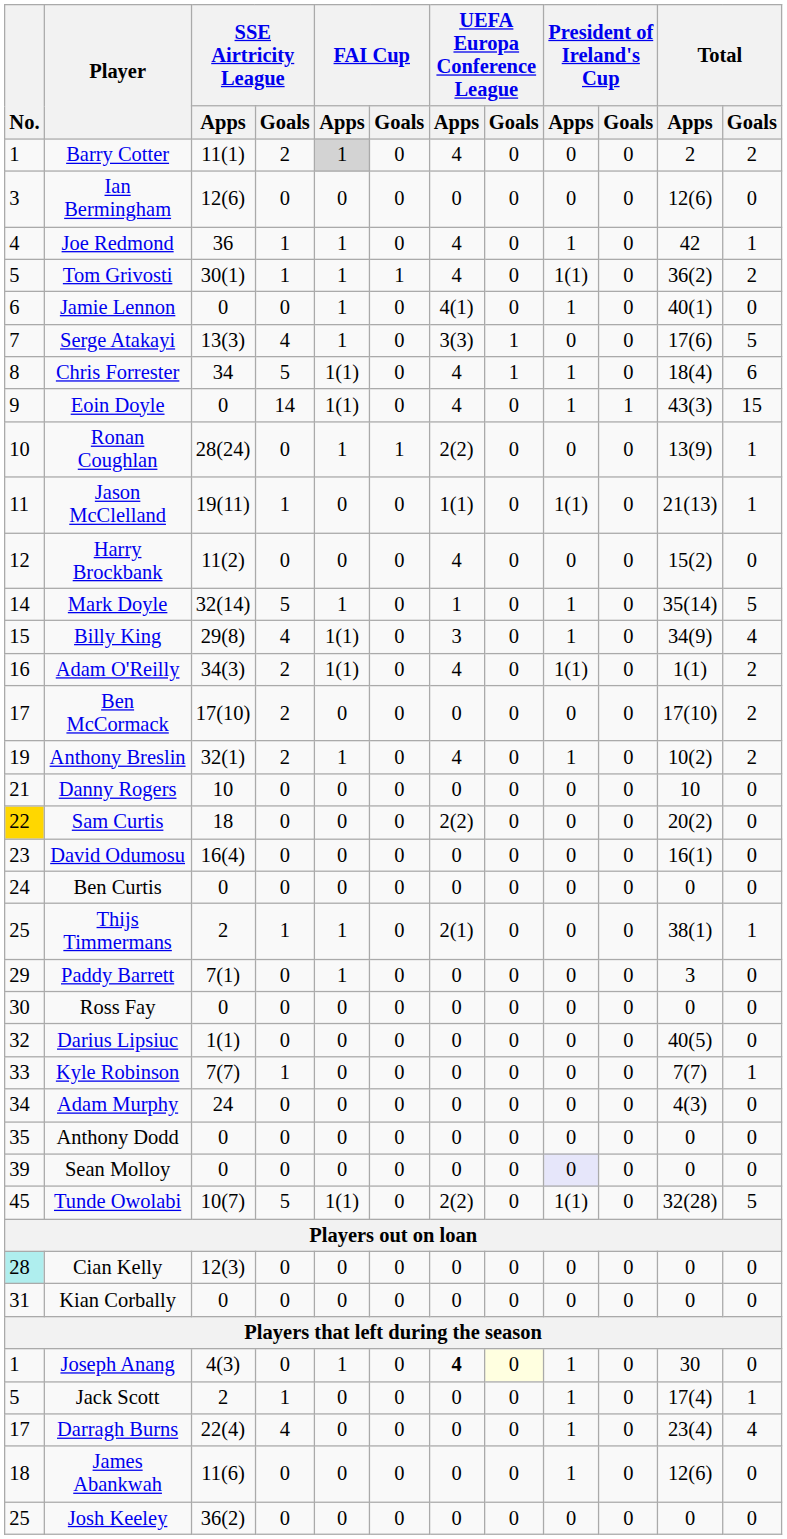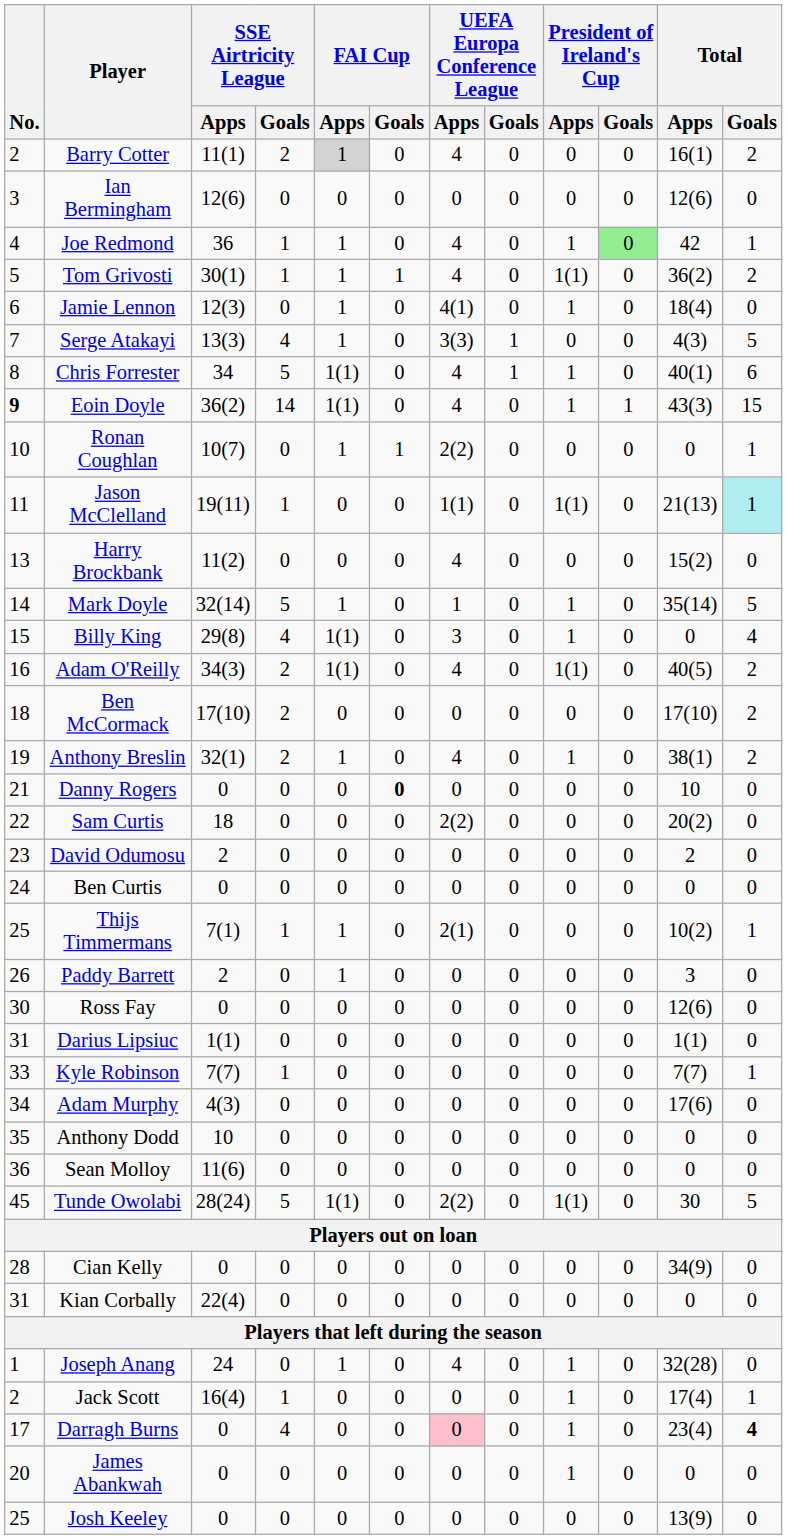(14, 154) 1 -> (14, 154) 2
(690, 154) 2 -> (690, 154) 16(1)
(628, 242) no background -> (628, 242) lightgreen background
(223, 307) 0 -> (223, 307) 12(3)
(690, 307) 40(1) -> (690, 307) 18(4)
(690, 340) 17(6) -> (690, 340) 4(3)
(690, 372) 18(4) -> (690, 372) 40(1)
(14, 405) normal -> (14, 405) bold
(223, 405) 0 -> (223, 405) 36(2)
(223, 449) 28(24) -> (223, 449) 10(7)
(690, 449) 13(9) -> (690, 449) 0
(752, 504) no background -> (752, 504) paleturquoise background
(20, 560) 12 -> (20, 560) 13
(690, 636) 34(9) -> (690, 636) 0
(690, 669) 1(1) -> (690, 669) 40(5)
(20, 713) 17 -> (20, 713) 18
(690, 757) 10(2) -> (690, 757) 38(1)
(223, 789) 10 -> (223, 789) 0
(399, 789) normal -> (399, 789) bold
(20, 822) gold background -> (20, 822) no background
(223, 854) 16(4) -> (223, 854) 2
(690, 854) 16(1) -> (690, 854) 2
(223, 931) 2 -> (223, 931) 7(1)
(690, 931) 38(1) -> (690, 931) 10(2)
(20, 975) 29 -> (20, 975) 26
(223, 975) 7(1) -> (223, 975) 2
(690, 1007) 0 -> (690, 1007) 12(6)
(20, 1040) 32 -> (20, 1040) 31
(690, 1040) 40(5) -> (690, 1040) 1(1)
(223, 1105) 24 -> (223, 1105) 4(3)
(690, 1105) 4(3) -> (690, 1105) 17(6)
(223, 1137) 0 -> (223, 1137) 10
(20, 1170) 39 -> (20, 1170) 36
(223, 1170) 0 -> (223, 1170) 11(6)
(571, 1170) lavender background -> (571, 1170) no background
(223, 1202) 10(7) -> (223, 1202) 28(24)
(690, 1202) 32(28) -> (690, 1202) 30
(20, 1267) paleturquoise background -> (20, 1267) no background
(223, 1267) 12(3) -> (223, 1267) 0
(690, 1267) 0 -> (690, 1267) 34(9)
(223, 1299) 0 -> (223, 1299) 22(4)
(223, 1364) 4(3) -> (223, 1364) 24
(457, 1364) bold -> (457, 1364) normal
(514, 1364) lightyellow background -> (514, 1364) no background
(690, 1364) 30 -> (690, 1364) 32(28)
(14, 1397) 5 -> (14, 1397) 2
(223, 1397) 2 -> (223, 1397) 16(4)
(223, 1429) 22(4) -> (223, 1429) 0
(457, 1429) no background -> (457, 1429) pink background
(752, 1429) normal -> (752, 1429) bold
(20, 1473) 18 -> (20, 1473) 20
(223, 1473) 11(6) -> (223, 1473) 0
(690, 1473) 12(6) -> (690, 1473) 0
(223, 1517) 36(2) -> (223, 1517) 0
(690, 1517) 0 -> (690, 1517) 13(9)
